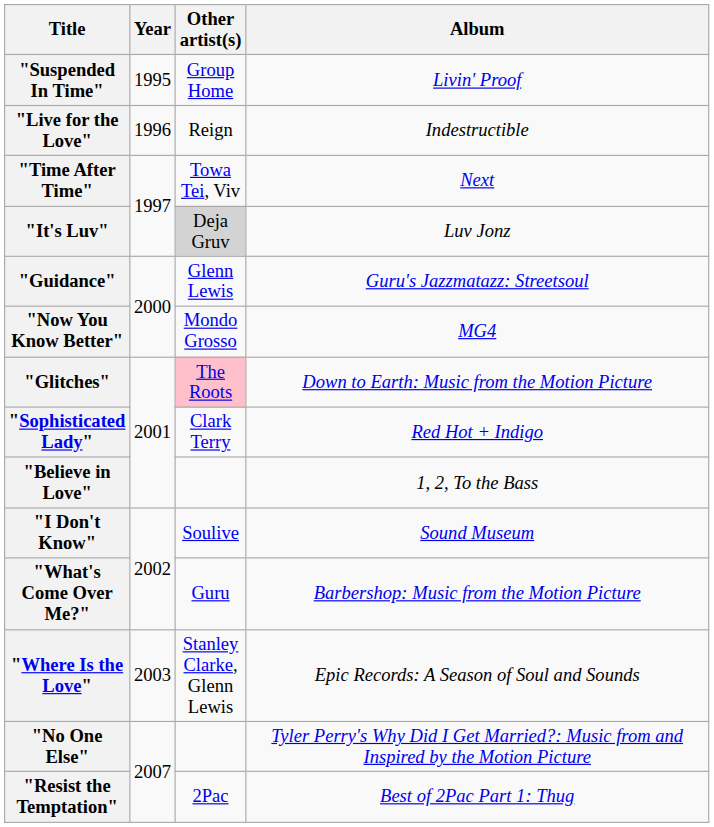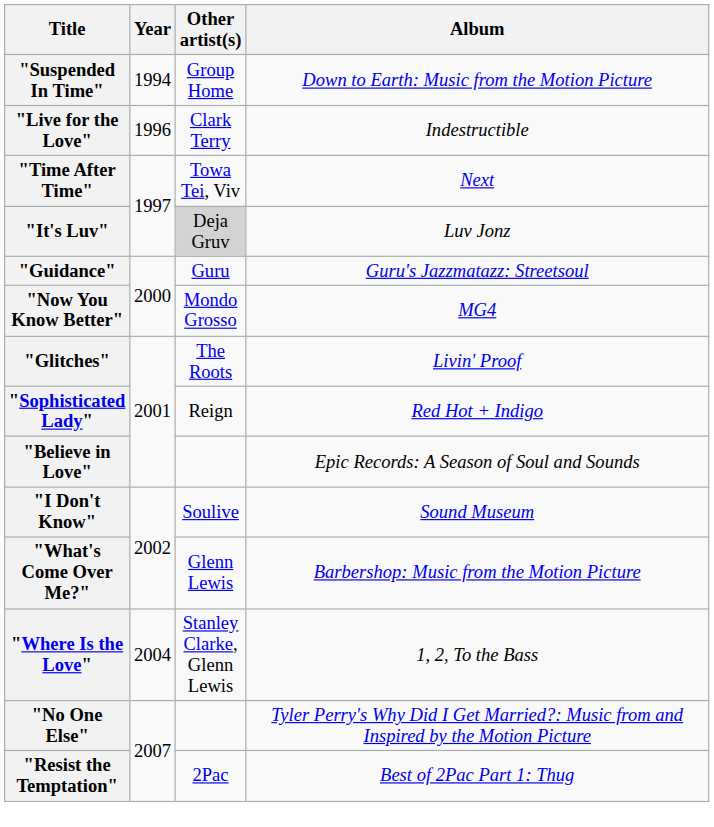(153, 79) 1995 -> (153, 79) 1994
(477, 79) Livin' Proof -> (477, 79) Down to Earth: Music from the Motion Picture
(211, 130) Reign -> (211, 130) Clark Terry
(211, 281) Glenn Lewis -> (211, 270) Guru
(211, 381) pink background -> (211, 360) no background
(477, 381) Down to Earth: Music from the Motion Picture -> (477, 360) Livin' Proof
(211, 432) Clark Terry -> (211, 411) Reign
(477, 482) 1, 2, To the Bass -> (477, 461) Epic Records: A Season of Soul and Sounds
(211, 593) Guru -> (211, 572) Glenn Lewis
(153, 675) 2003 -> (153, 654) 2004
(477, 675) Epic Records: A Season of Soul and Sounds -> (477, 654) 1, 2, To the Bass
